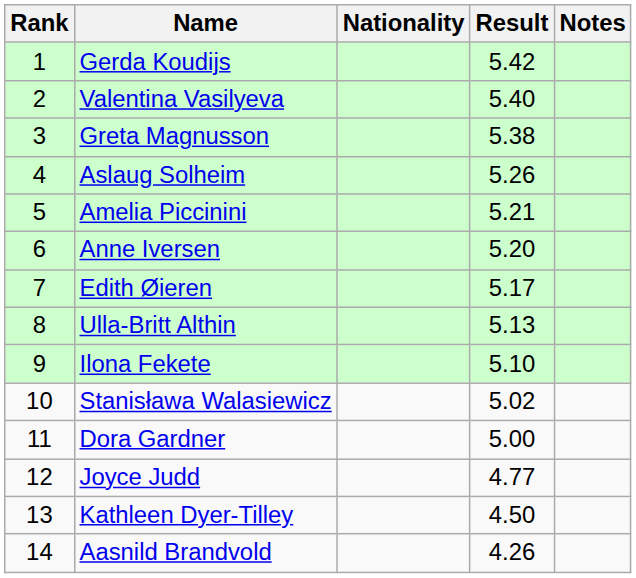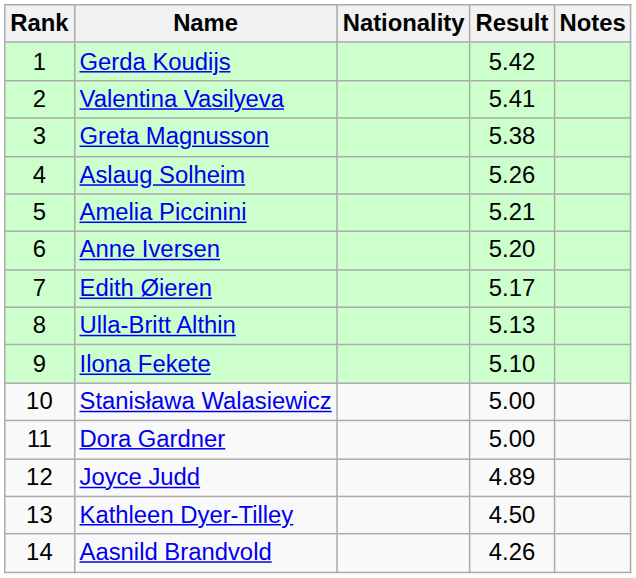(512, 99) 5.40 -> (512, 99) 5.41
(512, 401) 5.02 -> (512, 401) 5.00
(512, 477) 4.77 -> (512, 477) 4.89
